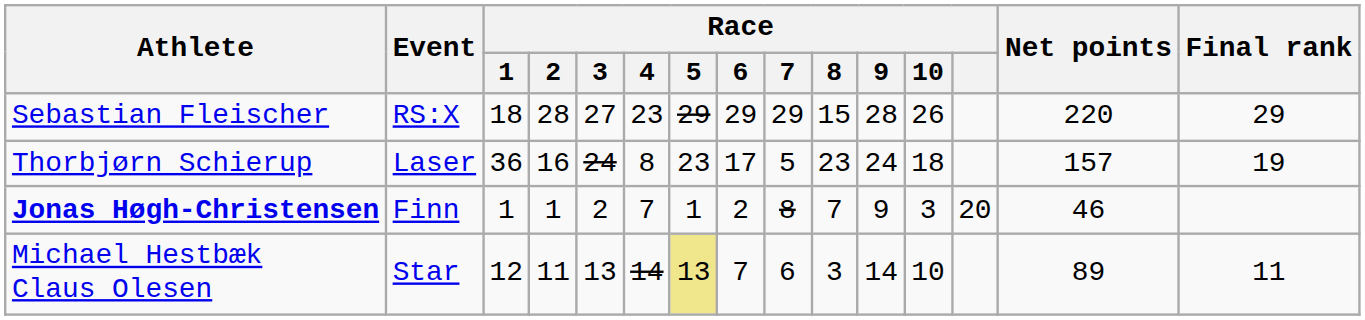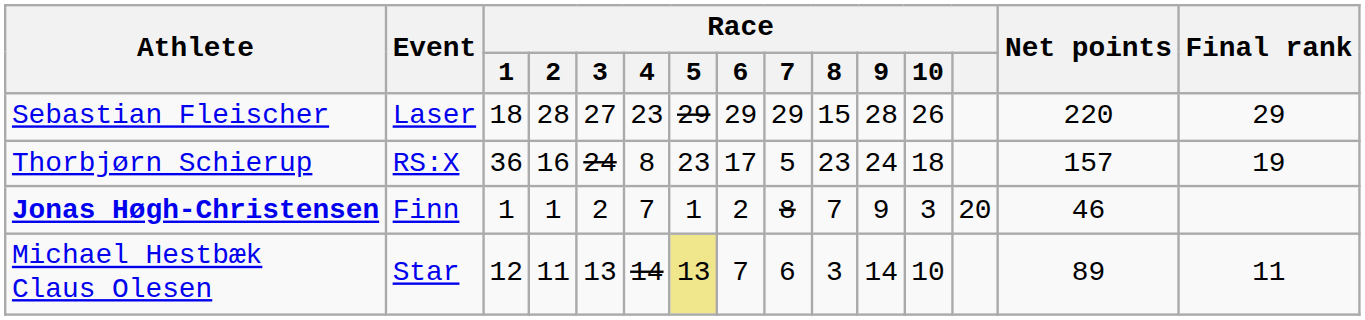(426, 117) RS:X -> (434, 117) Laser
(434, 163) Laser -> (426, 163) RS:X
